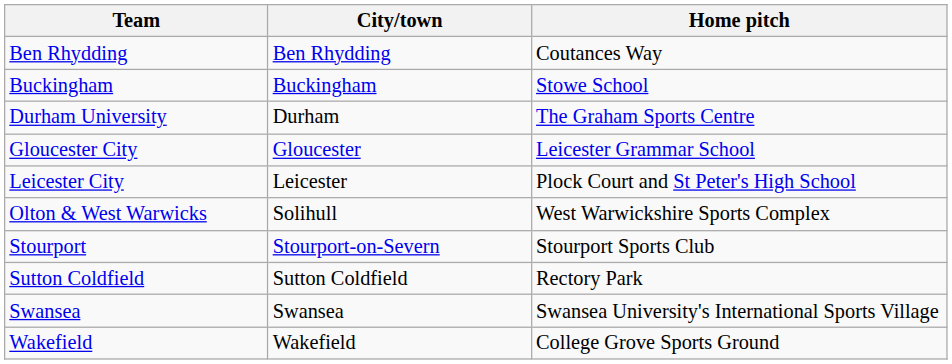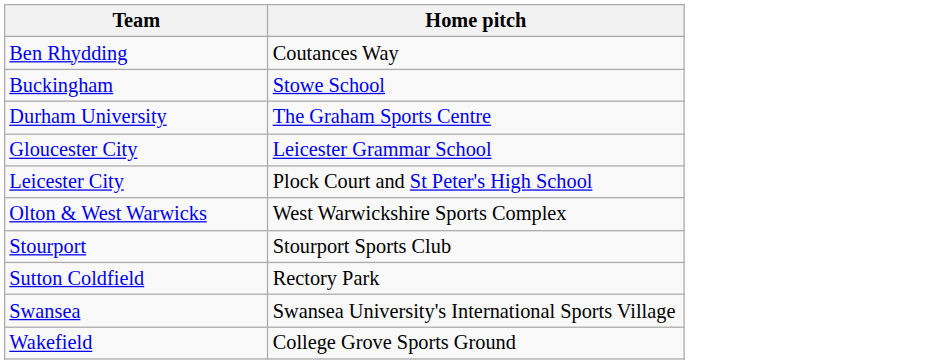- column: (400, 20)
